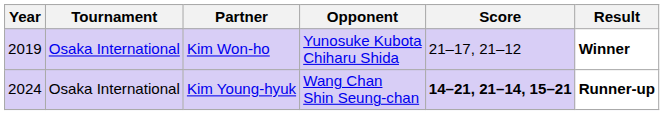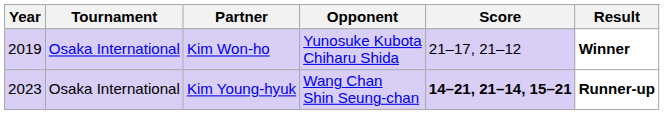(25, 90) 2024 -> (25, 90) 2023
